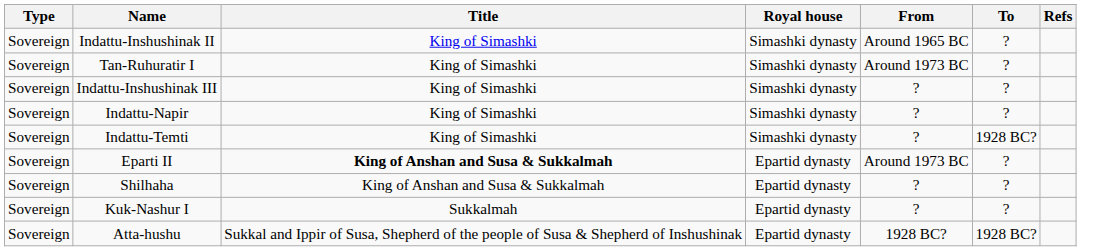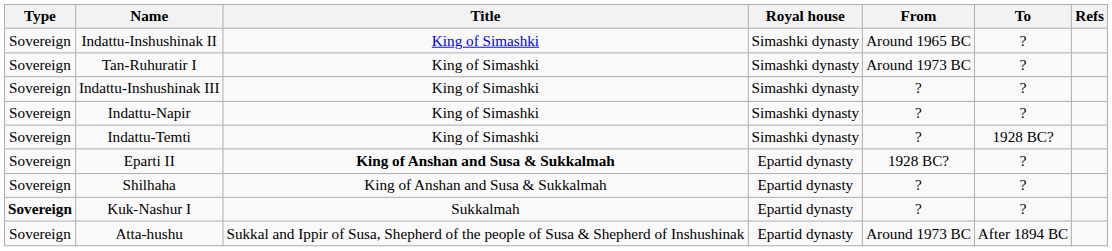(916, 161) Around 1973 BC -> (919, 161) 1928 BC?
(39, 209) normal -> (40, 209) bold
(916, 233) 1928 BC? -> (919, 233) Around 1973 BC
(1006, 233) 1928 BC? -> (1023, 233) After 1894 BC
